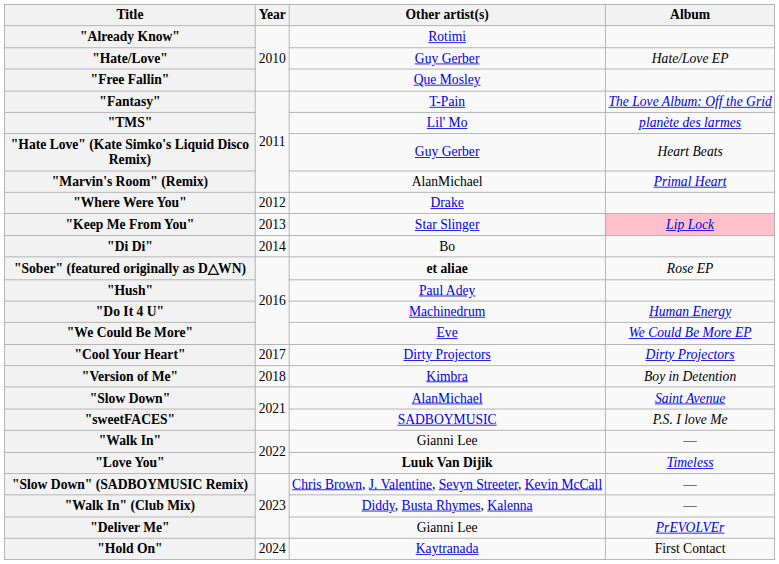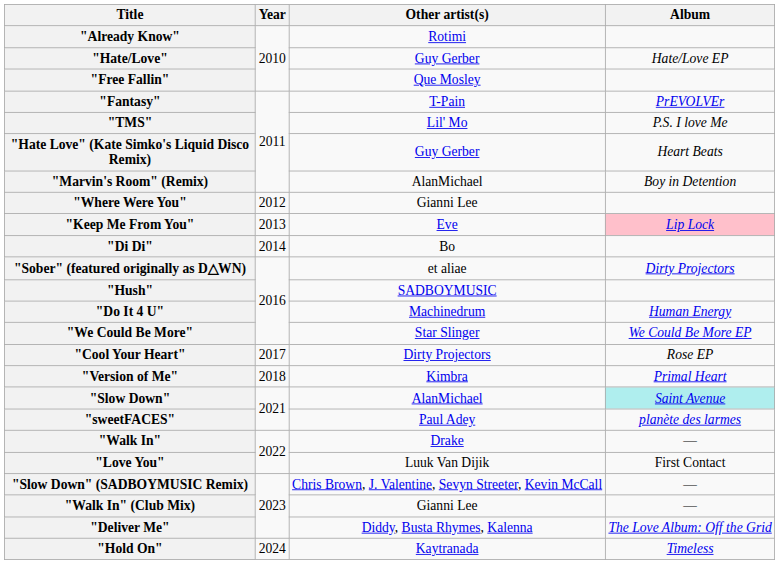(690, 101) The Love Album: Off the Grid -> (690, 101) PrEVOLVEr
(690, 123) planète des larmes -> (690, 123) P.S. I love Me
(690, 181) Primal Heart -> (690, 181) Boy in Detention
(447, 203) Drake -> (447, 203) Gianni Lee
(447, 224) Star Slinger -> (447, 224) Eve
(447, 268) bold -> (447, 268) normal
(690, 268) Rose EP -> (690, 268) Dirty Projectors
(447, 290) Paul Adey -> (447, 290) SADBOYMUSIC
(447, 333) Eve -> (447, 333) Star Slinger
(690, 354) Dirty Projectors -> (690, 354) Rose EP
(690, 376) Boy in Detention -> (690, 376) Primal Heart
(690, 398) no background -> (690, 398) paleturquoise background
(447, 419) SADBOYMUSIC -> (447, 419) Paul Adey
(690, 419) P.S. I love Me -> (690, 419) planète des larmes
(447, 441) Gianni Lee -> (447, 441) Drake
(447, 462) bold -> (447, 462) normal
(690, 462) Timeless -> (690, 462) First Contact
(447, 505) Diddy, Busta Rhymes, Kalenna -> (447, 505) Gianni Lee
(447, 527) Gianni Lee -> (447, 527) Diddy, Busta Rhymes, Kalenna
(690, 527) PrEVOLVEr -> (690, 527) The Love Album: Off the Grid
(690, 549) First Contact -> (690, 549) Timeless
